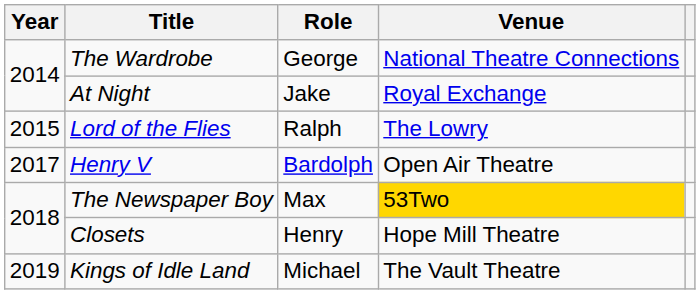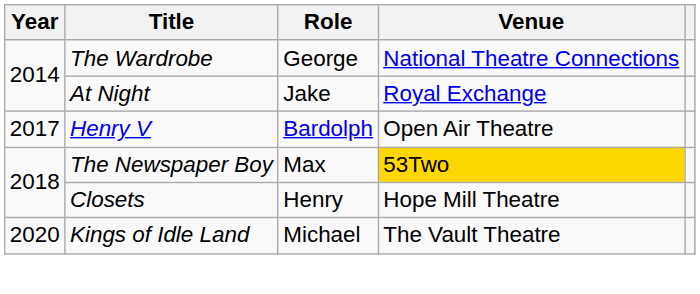- row: (150, 128)
(35, 270) 2019 -> (35, 235) 2020
